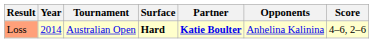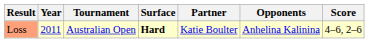(51, 29) 2014 -> (51, 29) 2011
(211, 29) bold -> (209, 29) normal
